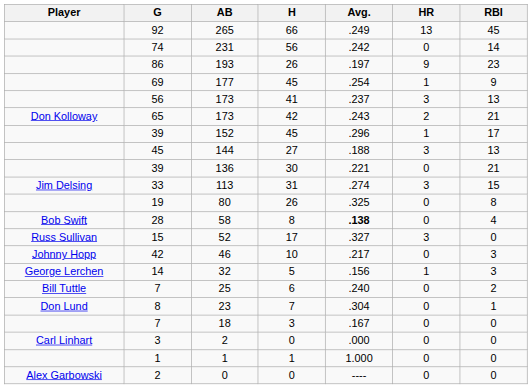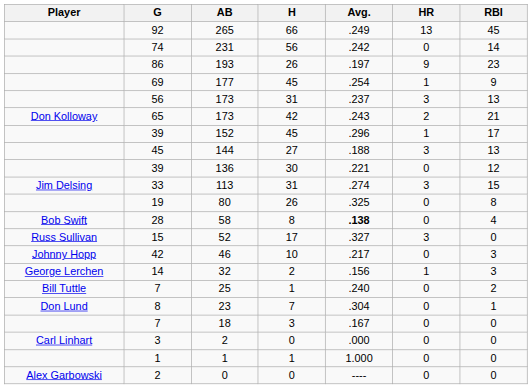(292, 99) 41 -> (292, 99) 31
(494, 168) 21 -> (494, 168) 12
(292, 271) 5 -> (292, 271) 2
(292, 289) 6 -> (292, 289) 1
